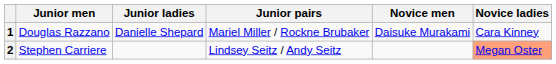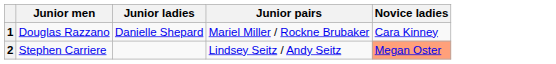- column: (422, 13)
